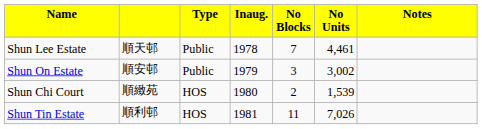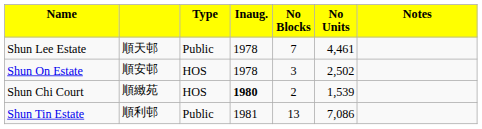(198, 70) Public -> (195, 70) HOS
(245, 70) 1979 -> (245, 70) 1978
(341, 70) 3,002 -> (341, 70) 2,502
(245, 92) normal -> (245, 92) bold
(195, 114) HOS -> (198, 114) Public
(294, 114) 11 -> (294, 114) 13
(341, 114) 7,026 -> (341, 114) 7,086
